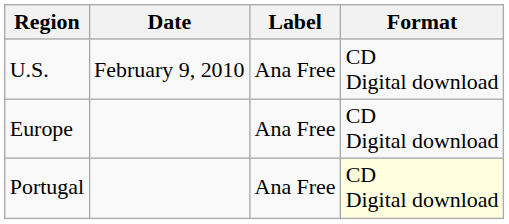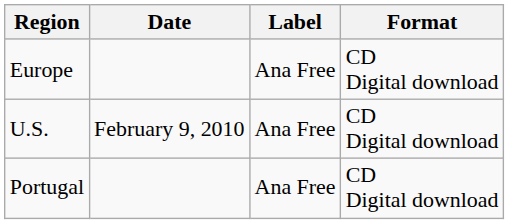rows swapped: (29, 68) <-> (41, 128)
(422, 187) lightyellow background -> (422, 187) no background
